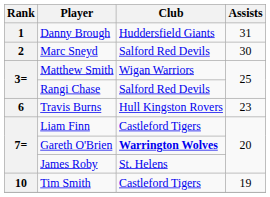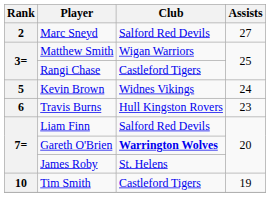- row: (75, 32)
(245, 51) 30 -> (245, 32) 27
(164, 88) Salford Red Devils -> (160, 70) Castleford Tigers
+ row: (72, 88)
(160, 126) Castleford Tigers -> (164, 126) Salford Red Devils
